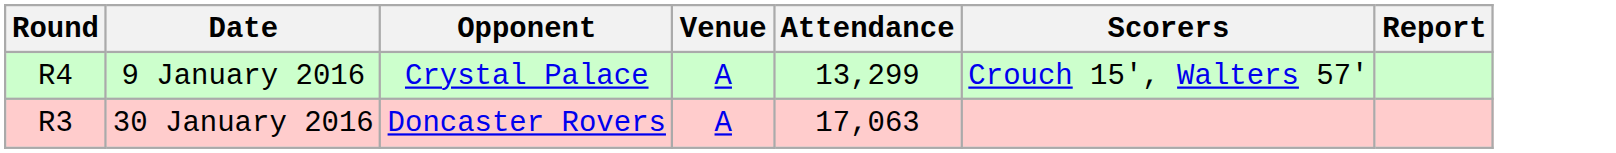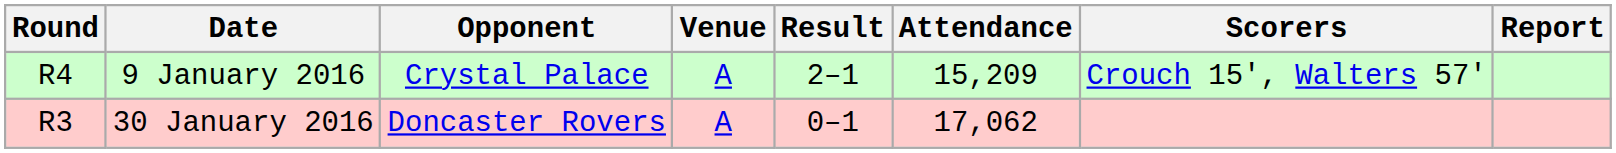+ column: (833, 29)
(868, 76) 13,299 -> (986, 76) 15,209
(868, 123) 17,063 -> (986, 123) 17,062
